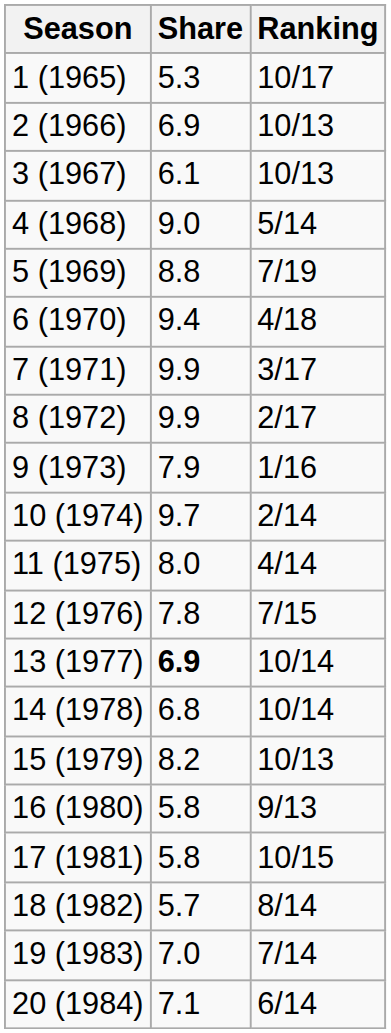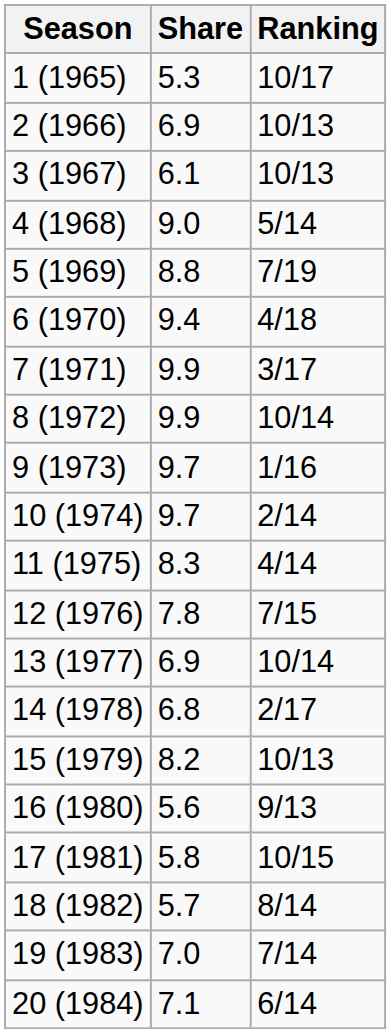(287, 418) 2/17 -> (296, 418) 10/14
(179, 467) 7.9 -> (179, 467) 9.7
(179, 564) 8.0 -> (179, 564) 8.3
(179, 662) bold -> (179, 662) normal
(296, 710) 10/14 -> (287, 710) 2/17
(179, 808) 5.8 -> (179, 808) 5.6
